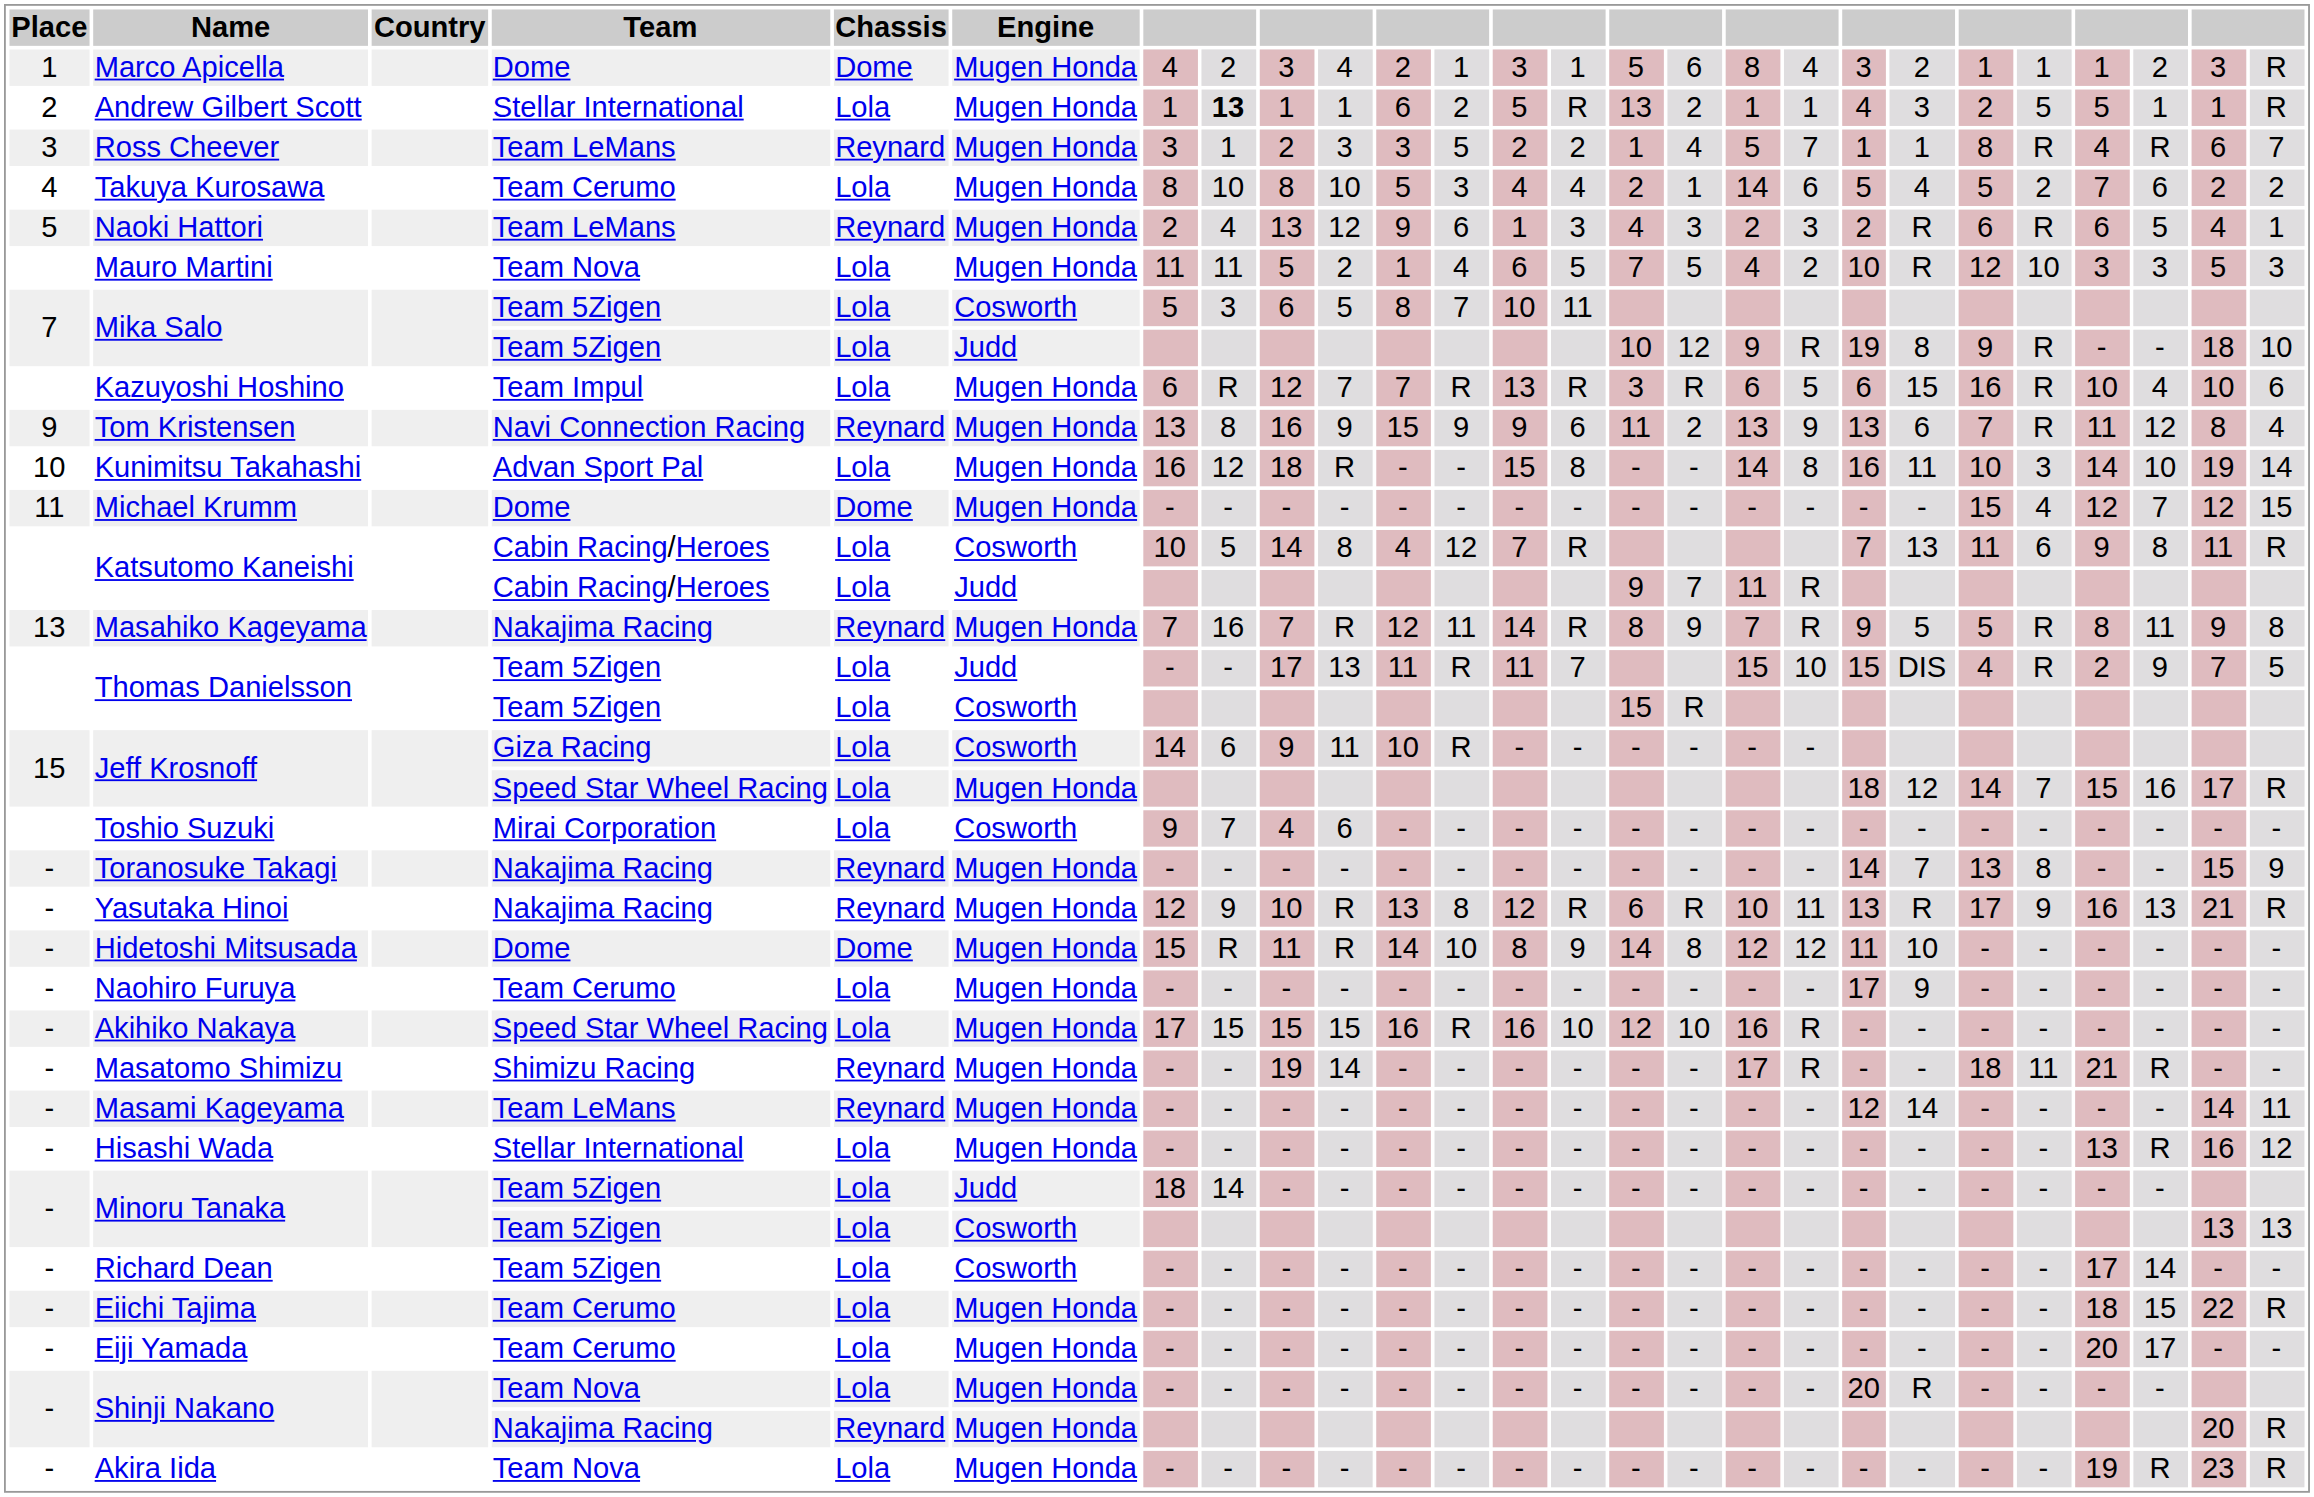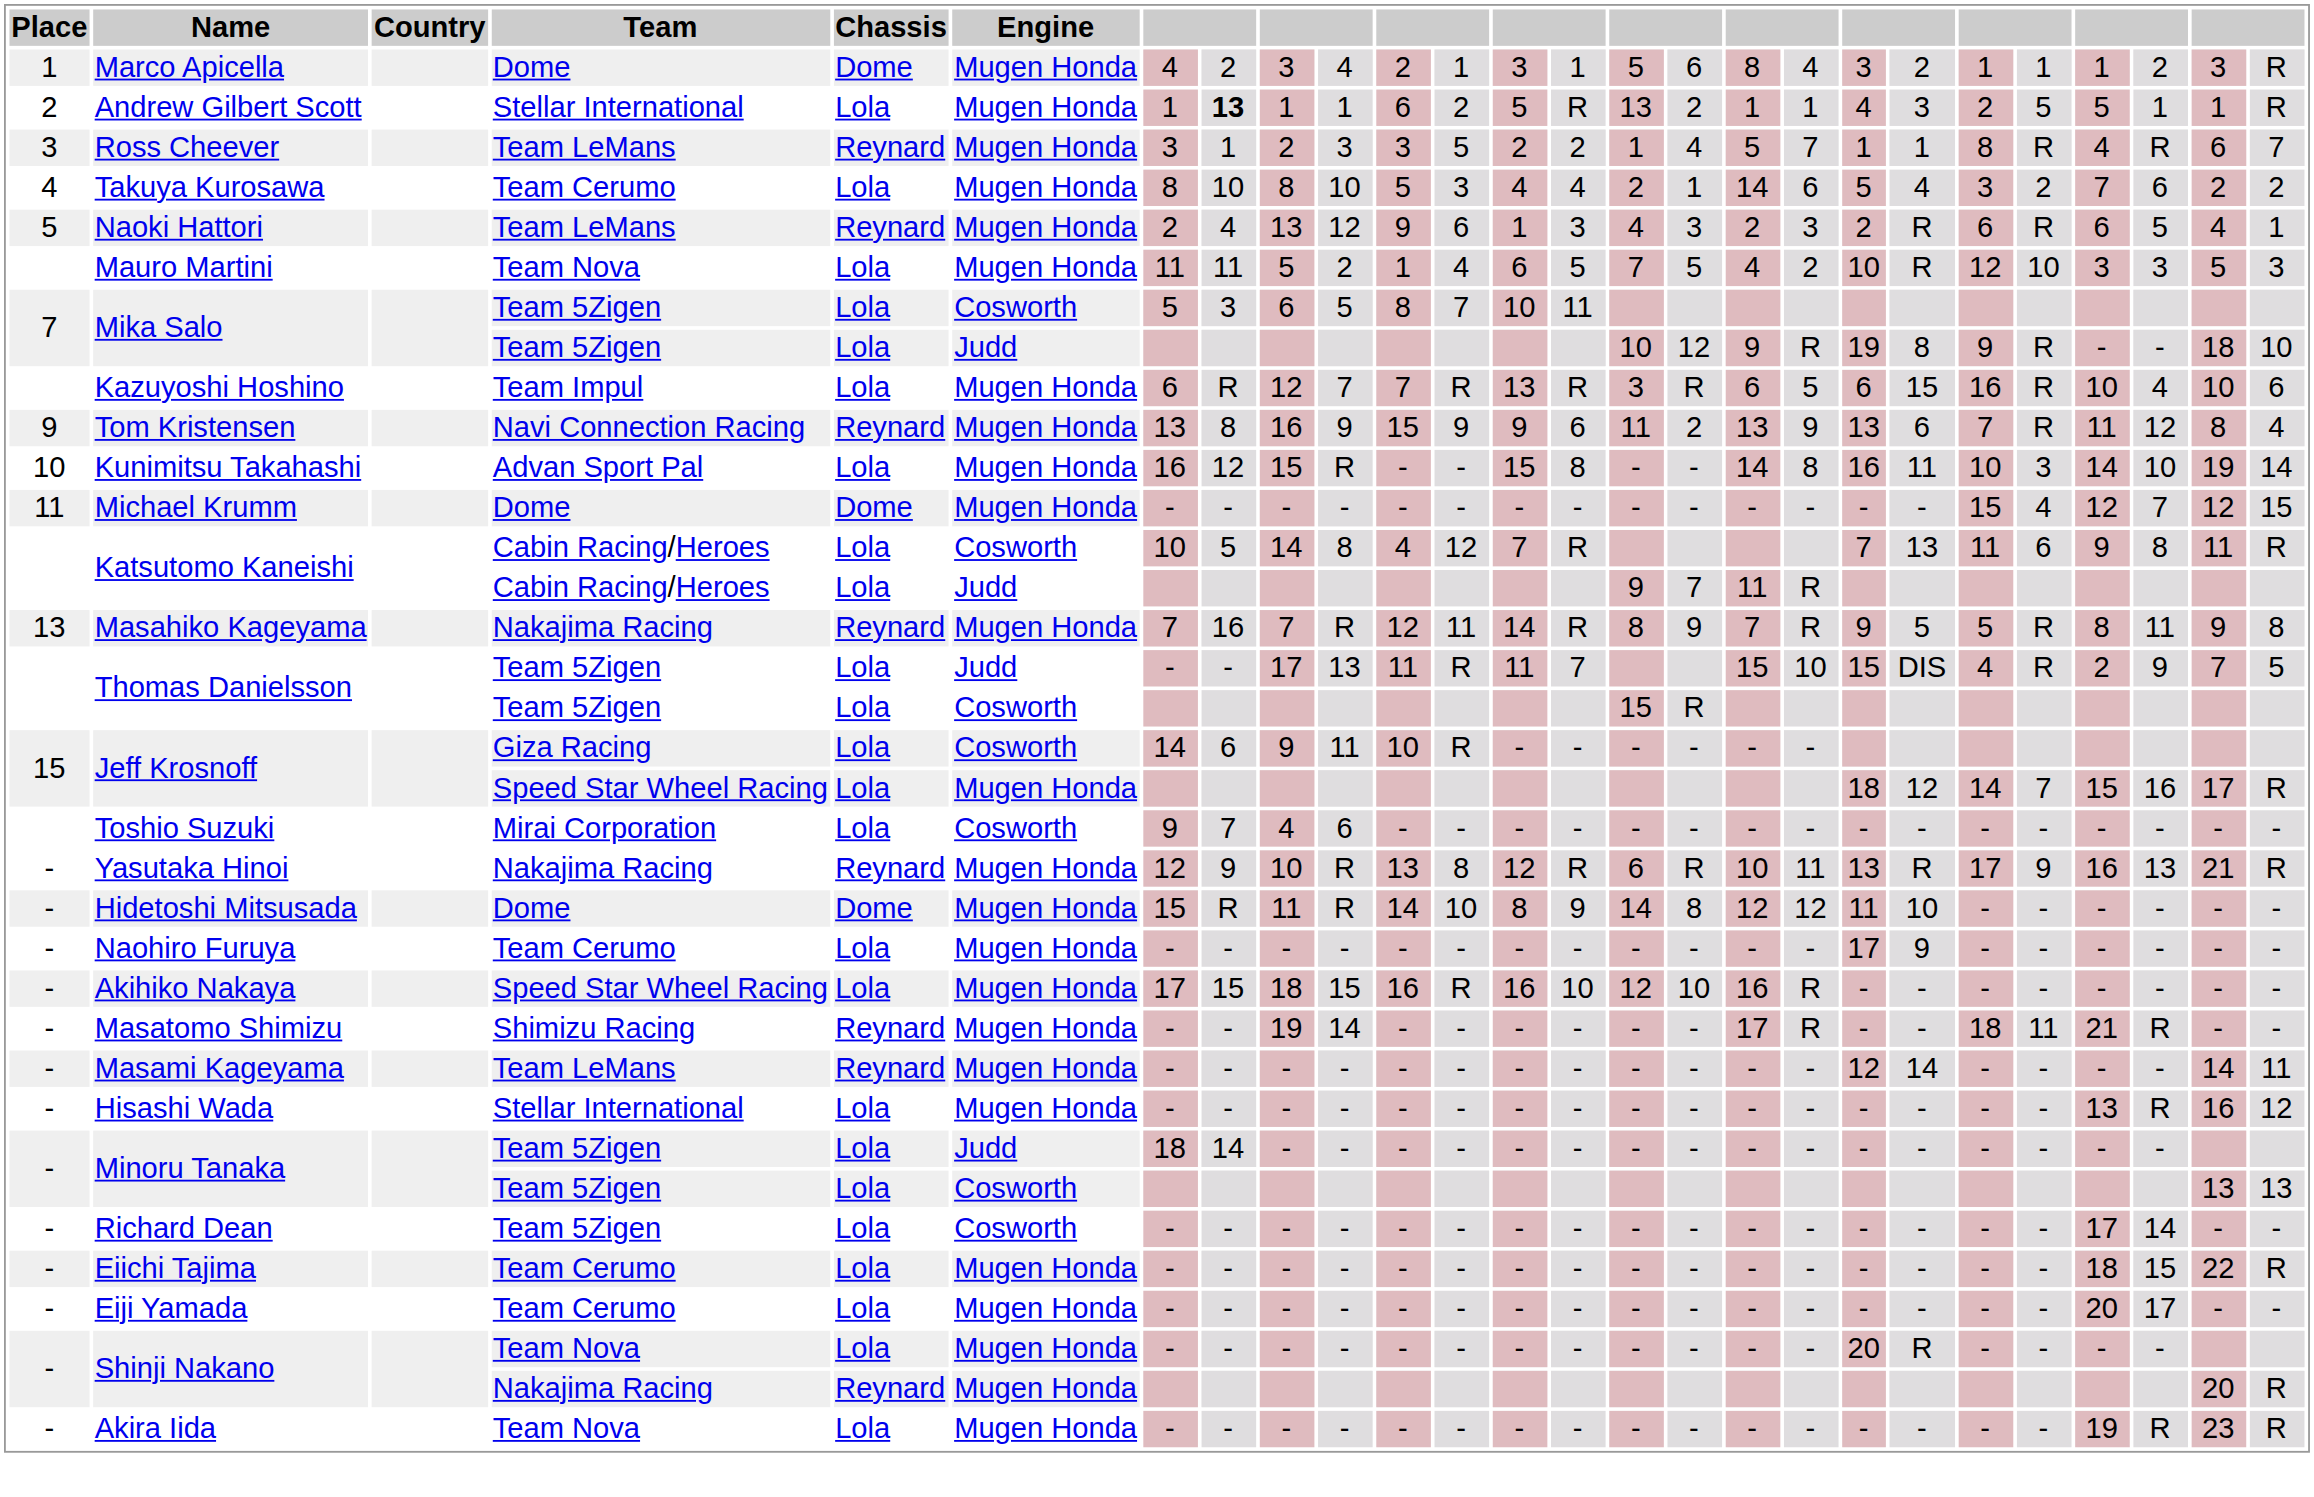(1985, 187) 5 -> (1985, 187) 3
(1286, 467) 18 -> (1286, 467) 15
- row: (216, 868)
(1286, 1028) 15 -> (1286, 988) 18
